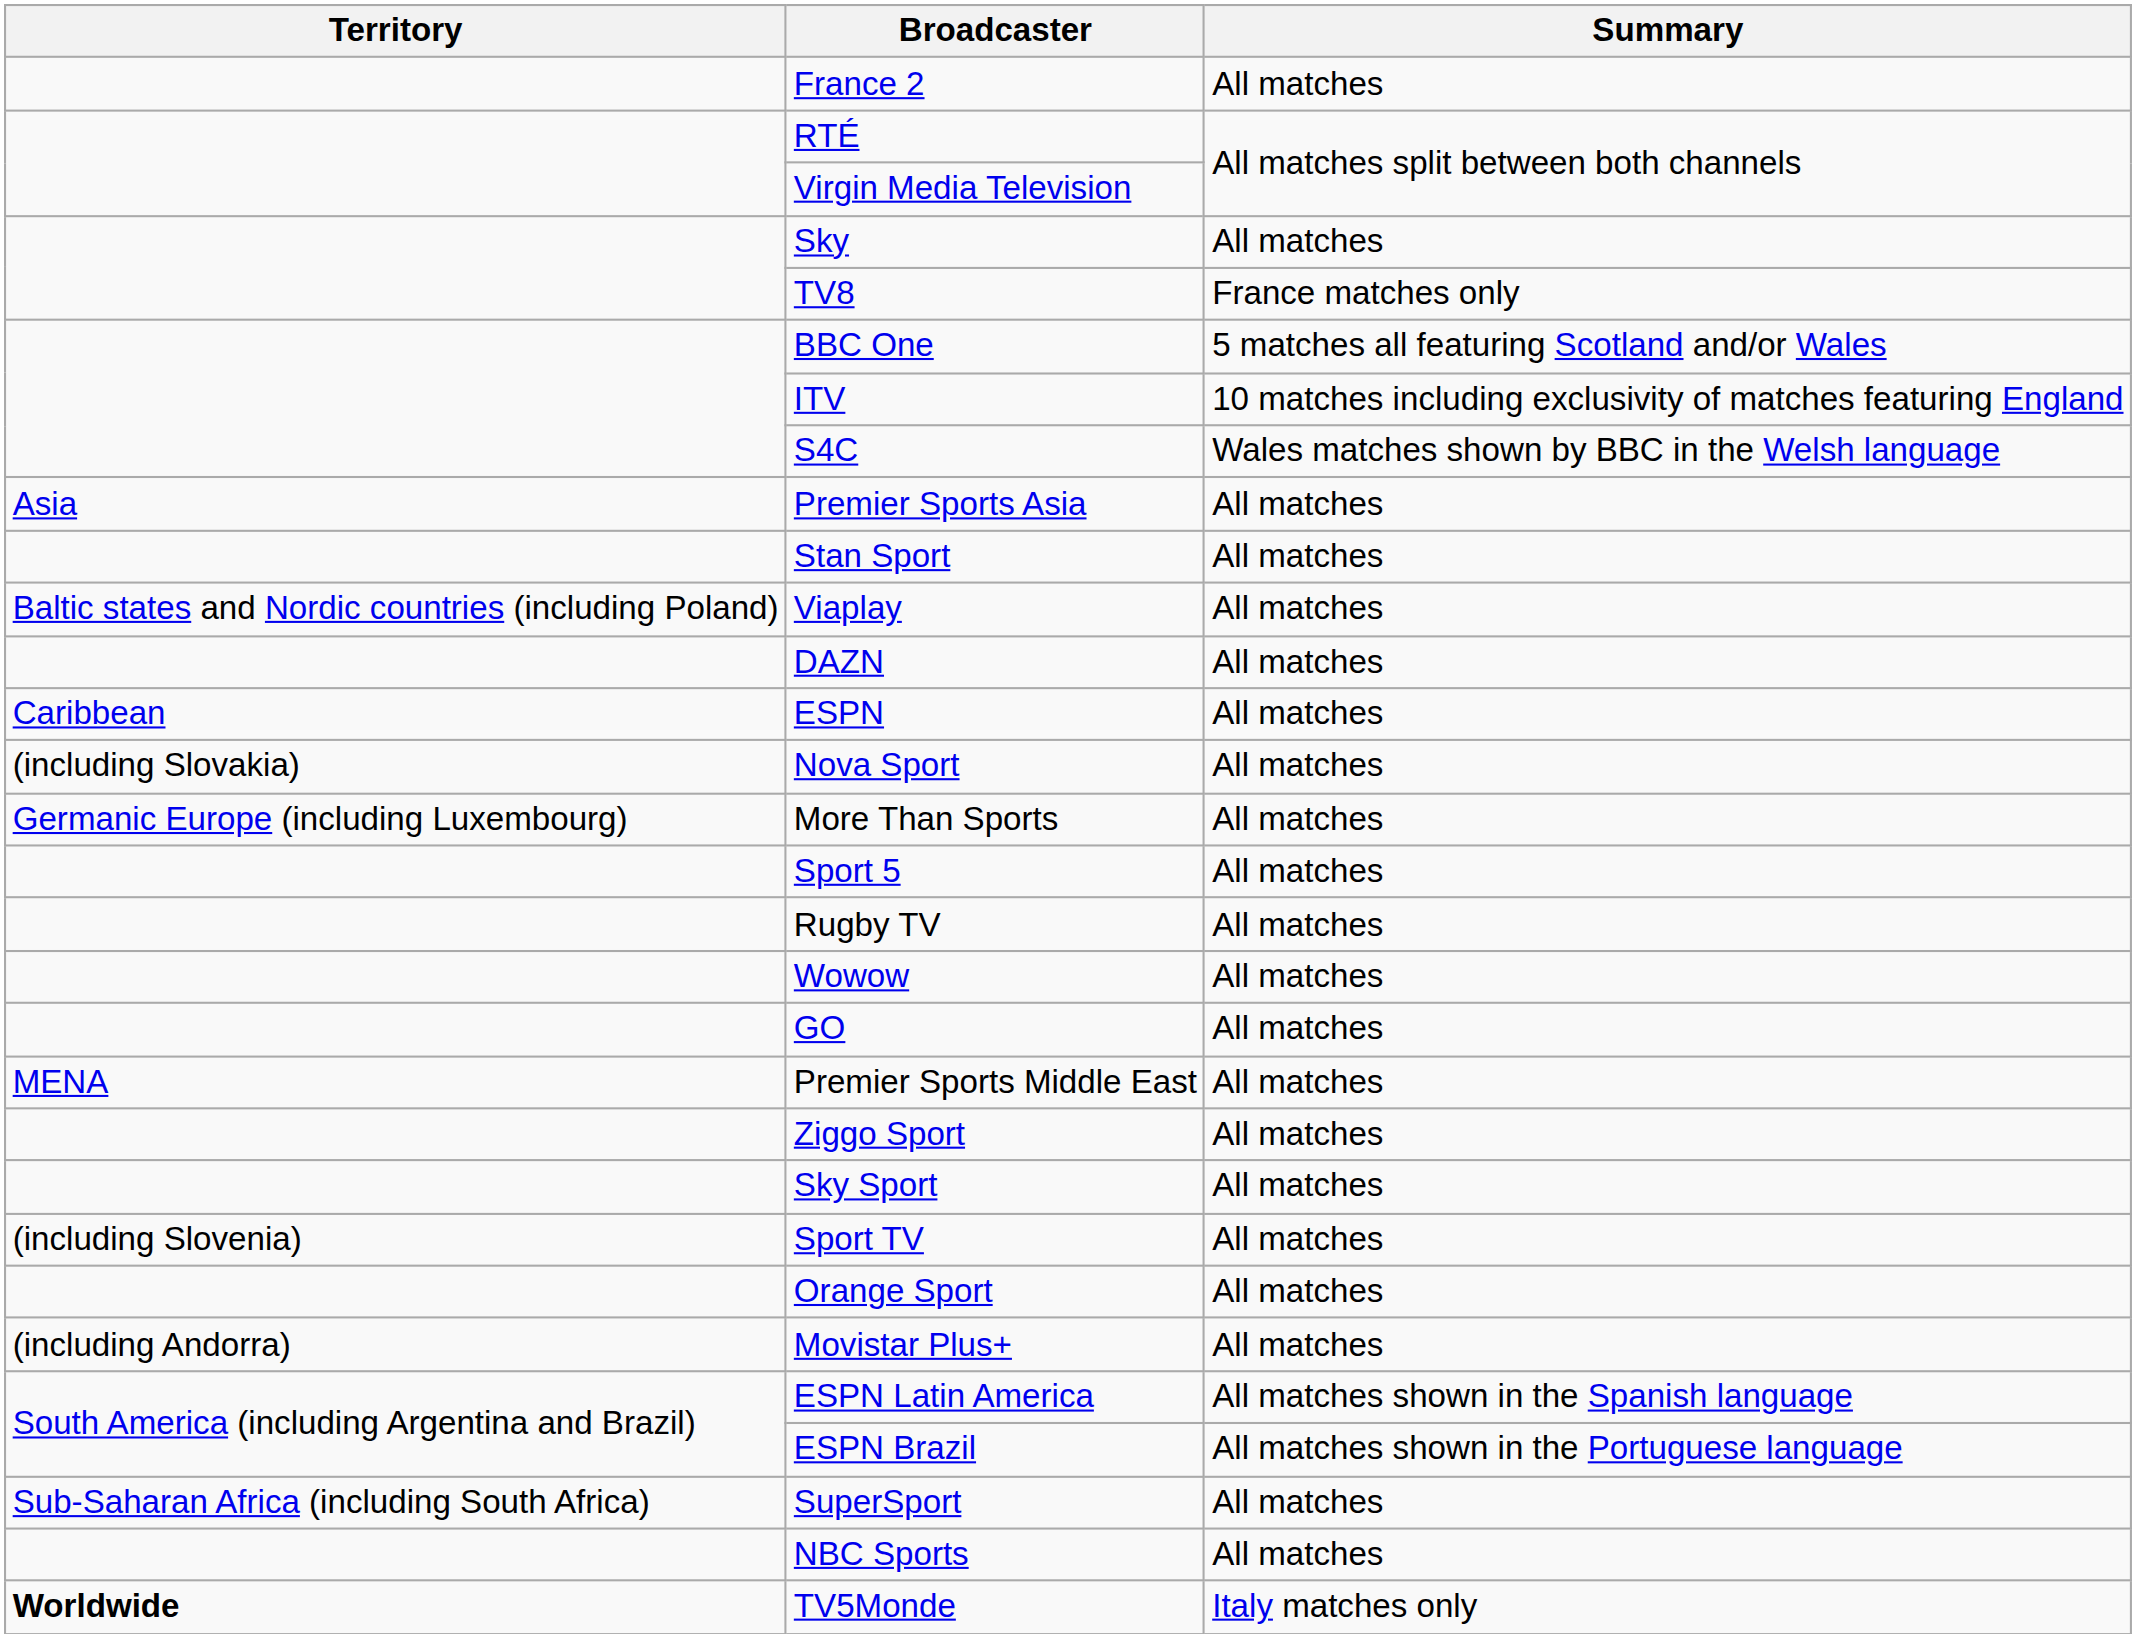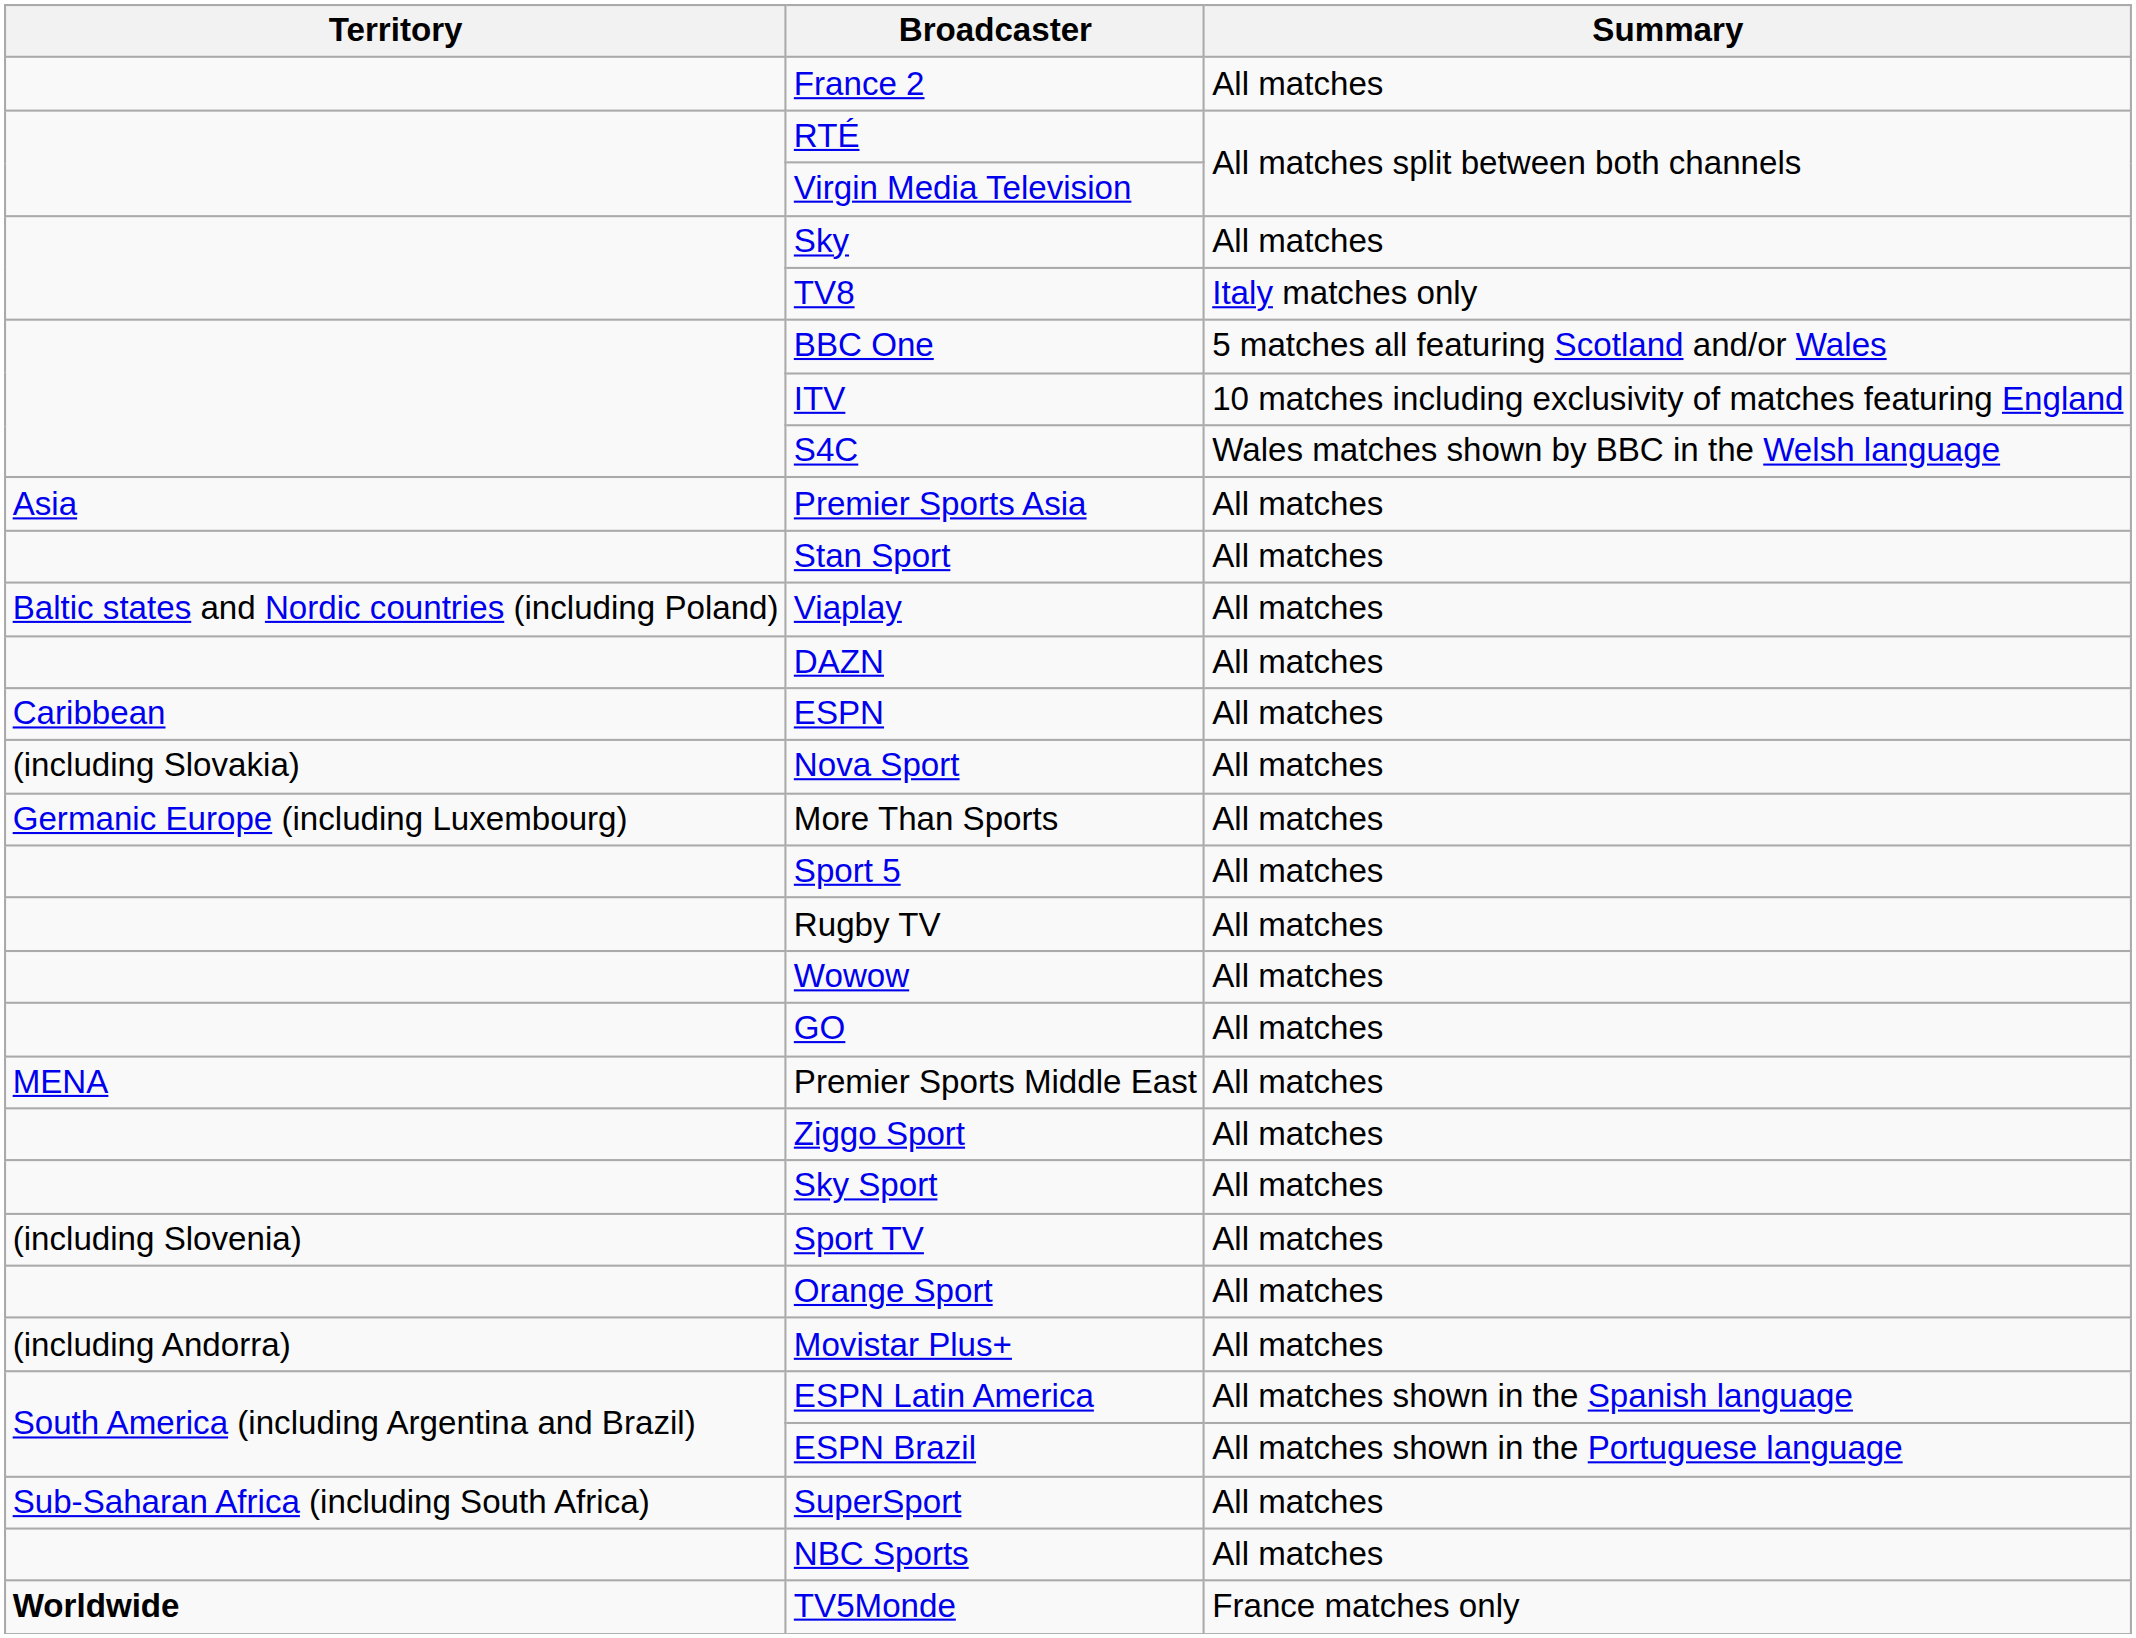(1366, 293) France matches only -> (1345, 293) Italy matches only
(1345, 1606) Italy matches only -> (1366, 1606) France matches only
